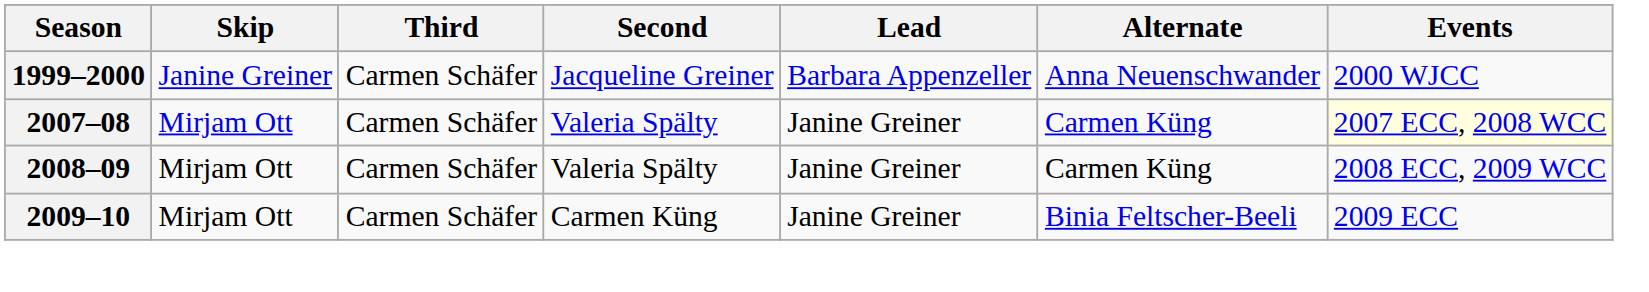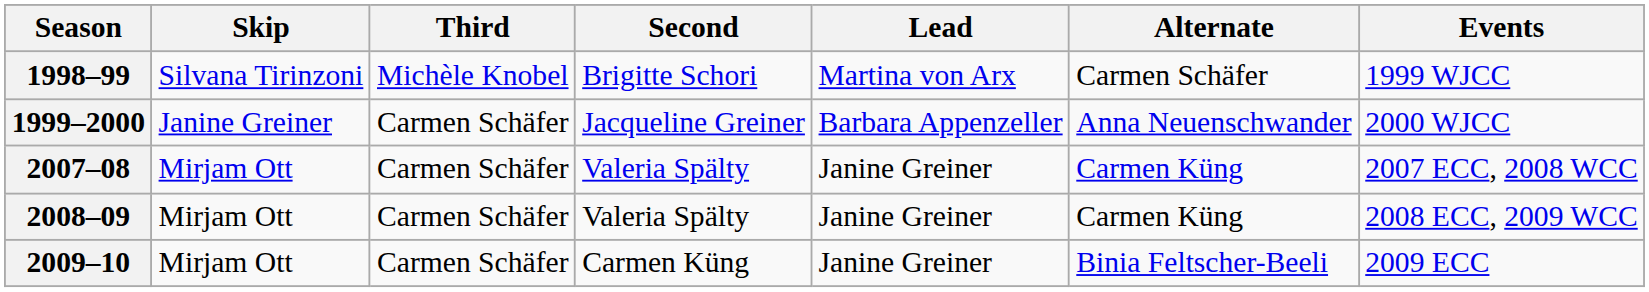+ row: (78, 74)
(1470, 121) lightyellow background -> (1501, 168) no background
